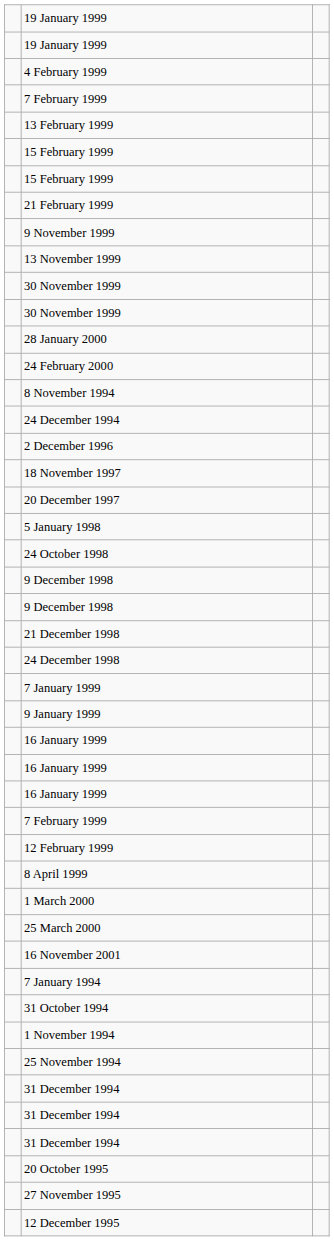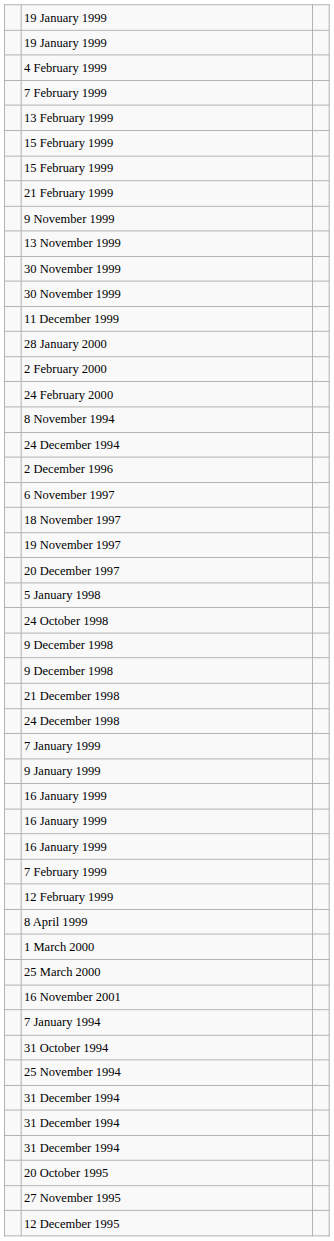+ row: (13, 319)
+ row: (13, 369)
+ row: (13, 495)
+ row: (13, 545)
- row: (13, 1035)
